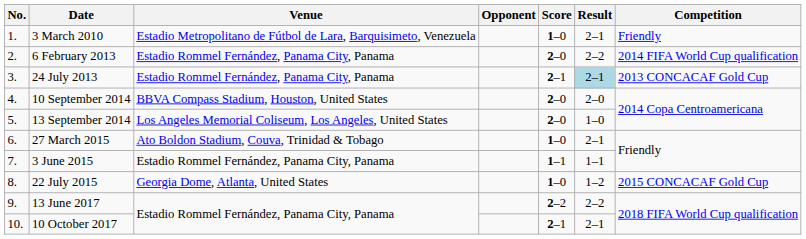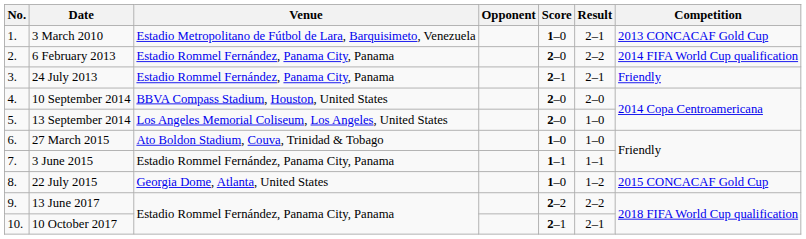(640, 36) Friendly -> (693, 36) 2013 CONCACAF Gold Cup
(595, 78) lightblue background -> (595, 78) no background
(693, 78) 2013 CONCACAF Gold Cup -> (640, 78) Friendly
(595, 140) 2–1 -> (595, 140) 1–0
